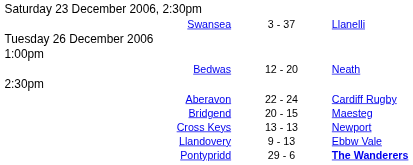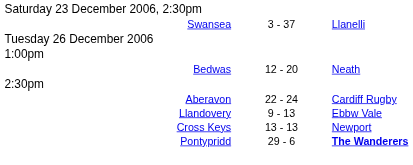- row: (210, 113)
rows swapped: (204, 127) <-> (205, 141)
